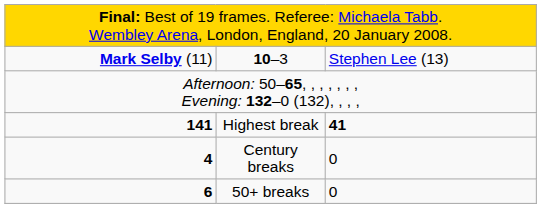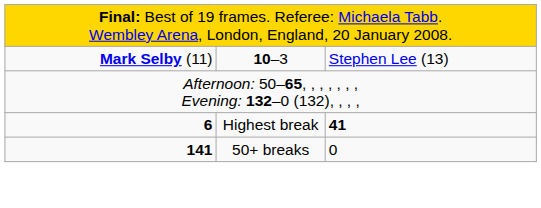(200, 125) 141 -> (208, 125) 6
- row: (271, 158)
(208, 192) 6 -> (200, 150) 141
